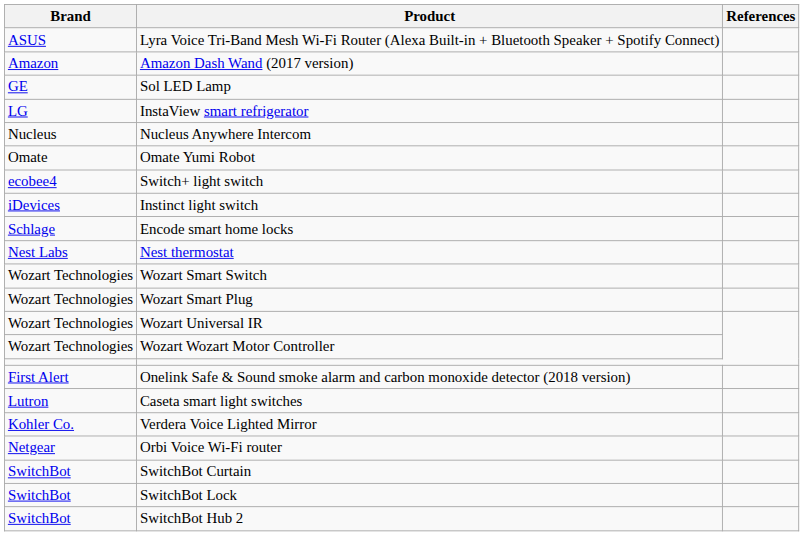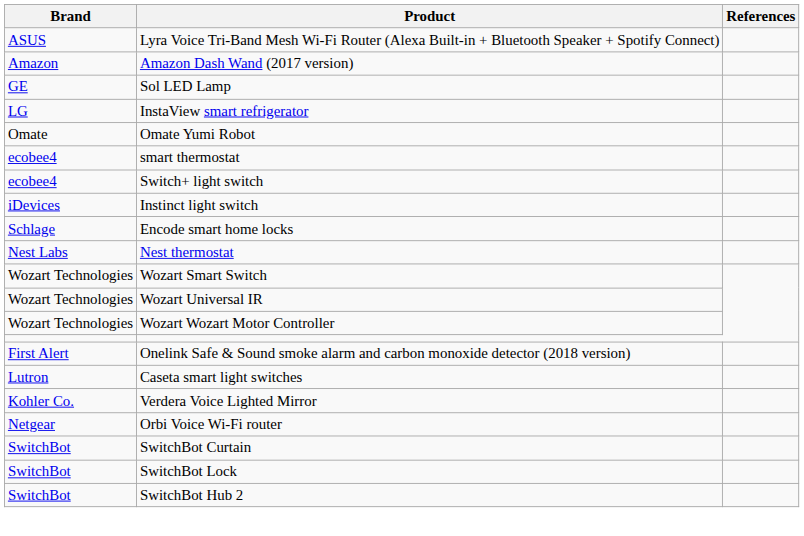- row: (225, 134)
+ row: (190, 157)
- row: (196, 299)
